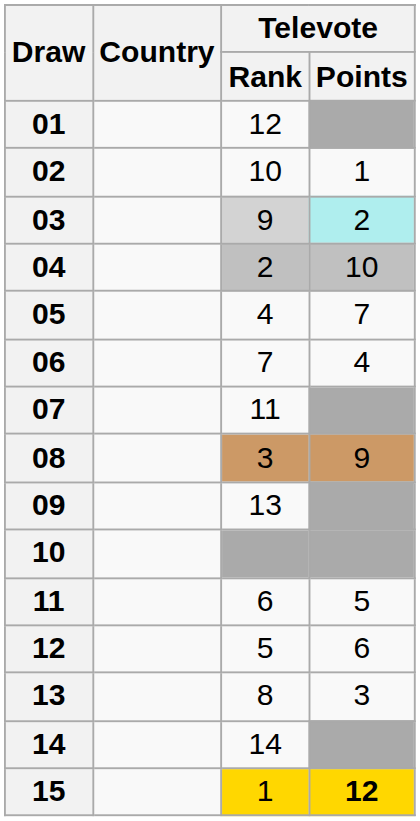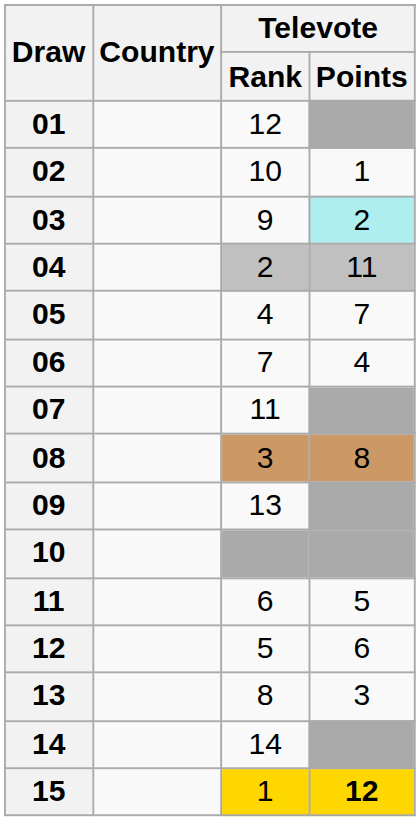(265, 219) lightgrey background -> (265, 219) no background
(362, 266) 10 -> (362, 266) 11
(362, 457) 9 -> (362, 457) 8
